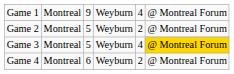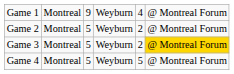(140, 45) 4 -> (140, 45) 2
(88, 61) 6 -> (88, 61) 5
(140, 61) 2 -> (140, 61) 5
